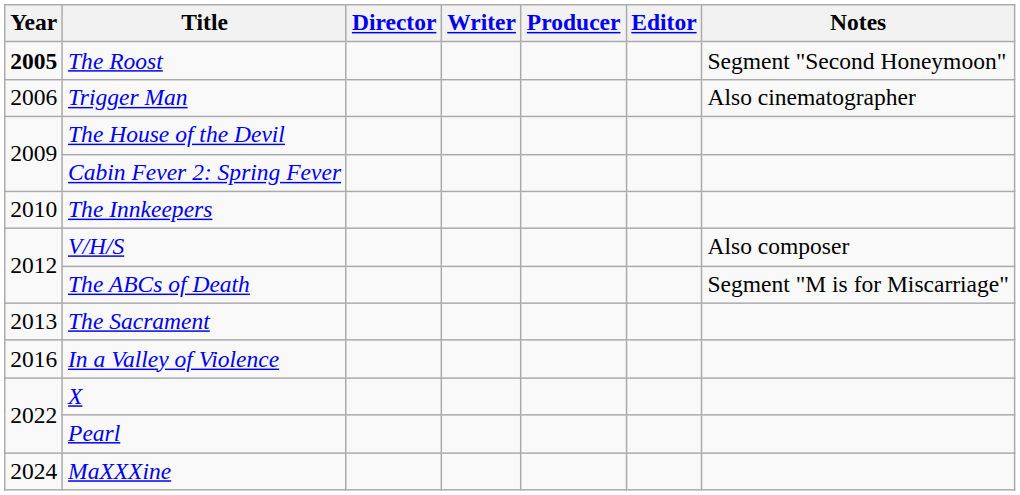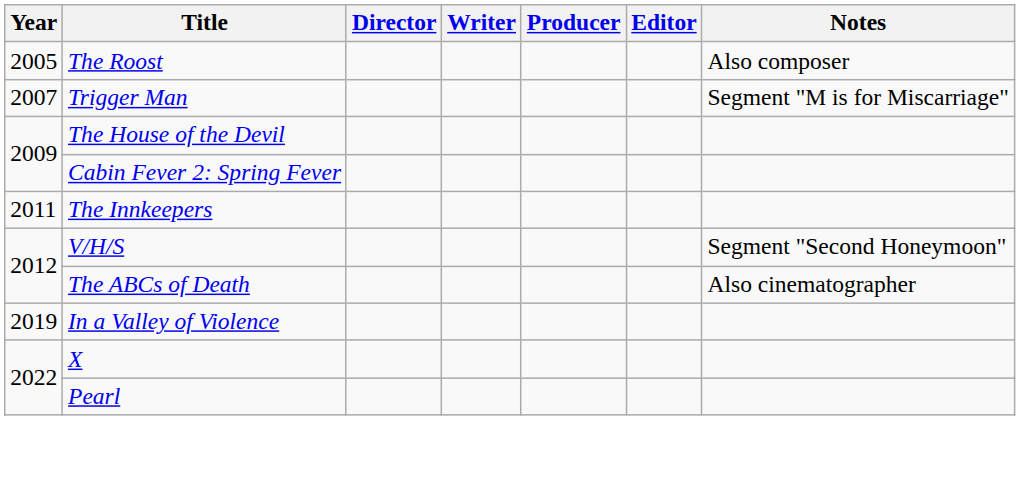(34, 60) bold -> (34, 60) normal
(857, 60) Segment "Second Honeymoon" -> (778, 60) Also composer
(34, 97) 2006 -> (34, 97) 2007
(812, 97) Also cinematographer -> (858, 97) Segment "M is for Miscarriage"
(34, 209) 2010 -> (33, 209) 2011
(778, 246) Also composer -> (857, 246) Segment "Second Honeymoon"
(858, 284) Segment "M is for Miscarriage" -> (812, 284) Also cinematographer
- row: (139, 321)
(34, 358) 2016 -> (34, 321) 2019
- row: (120, 470)
